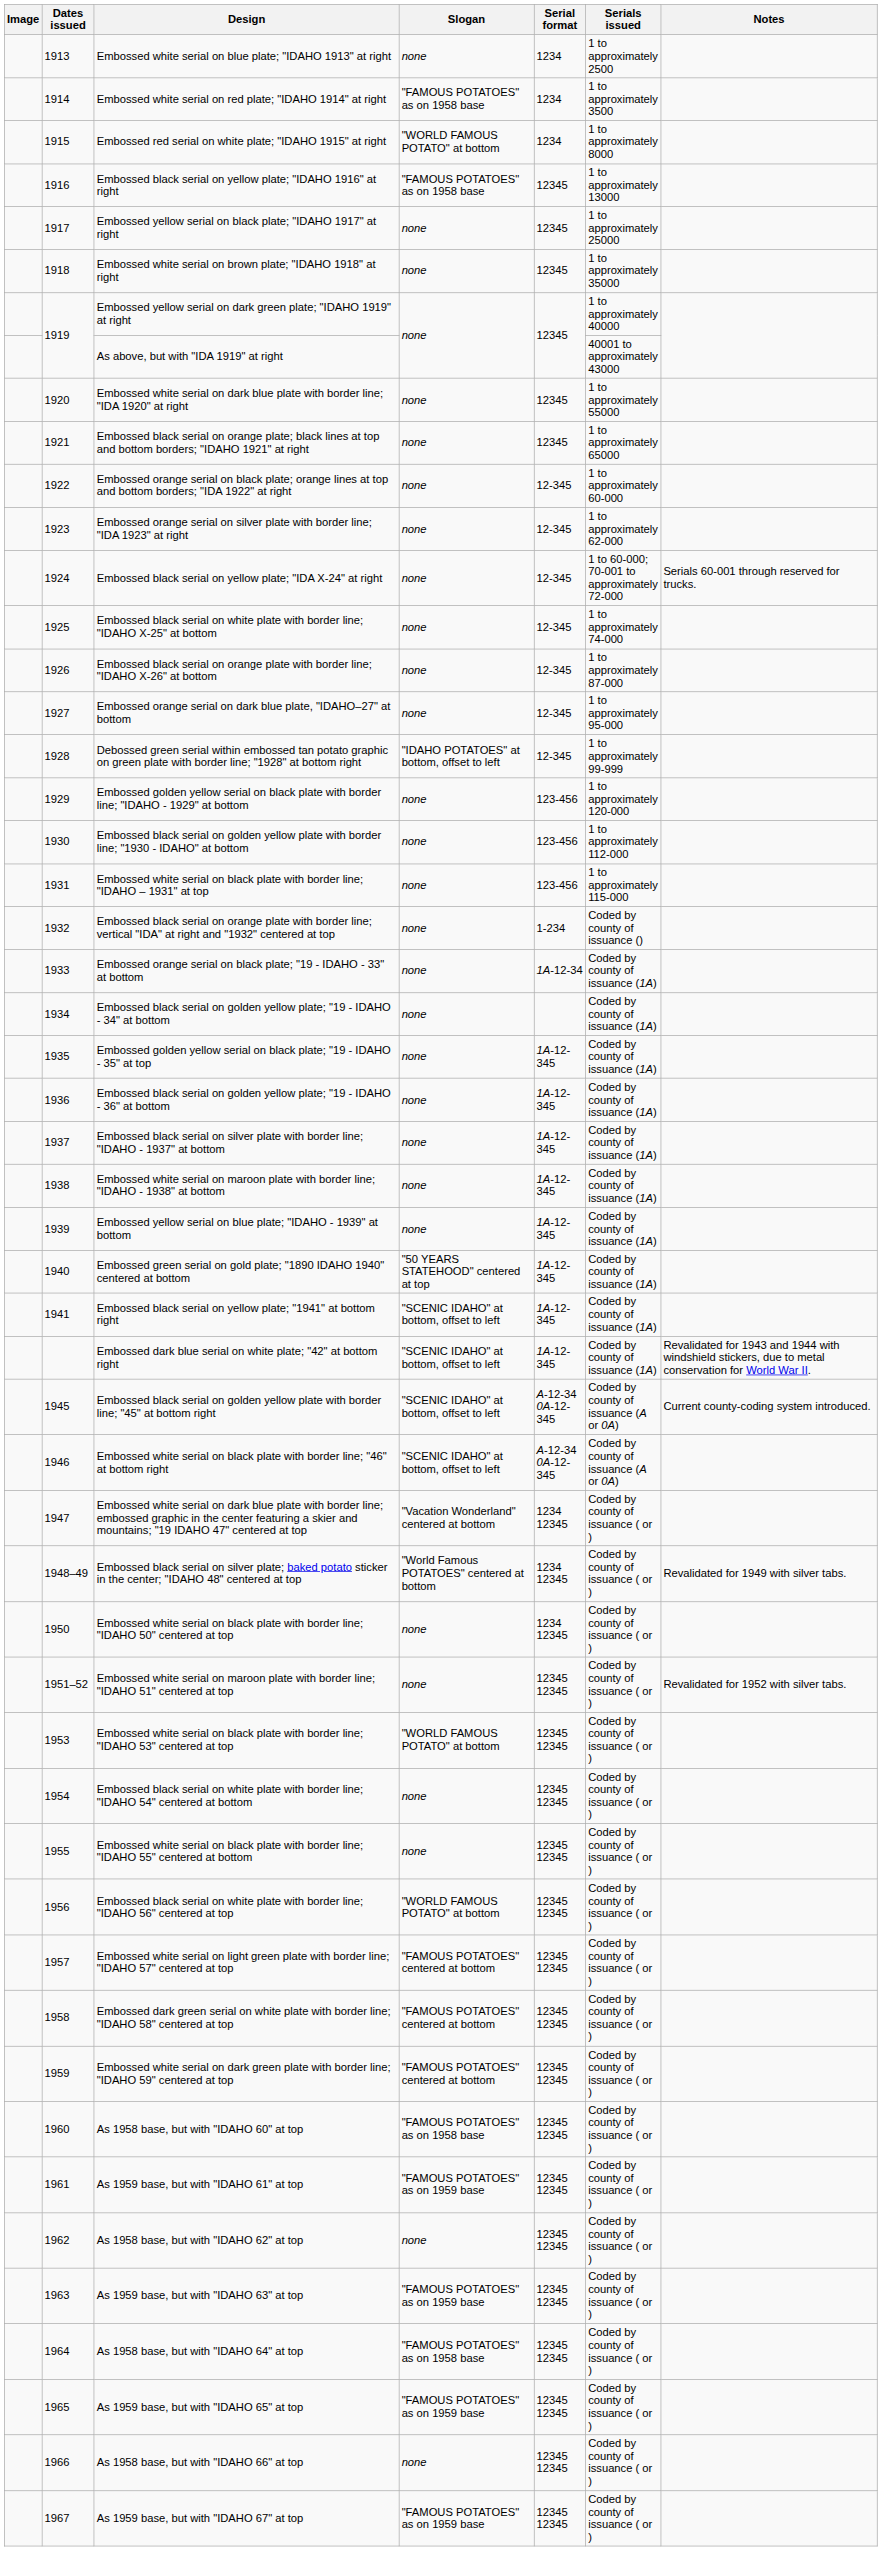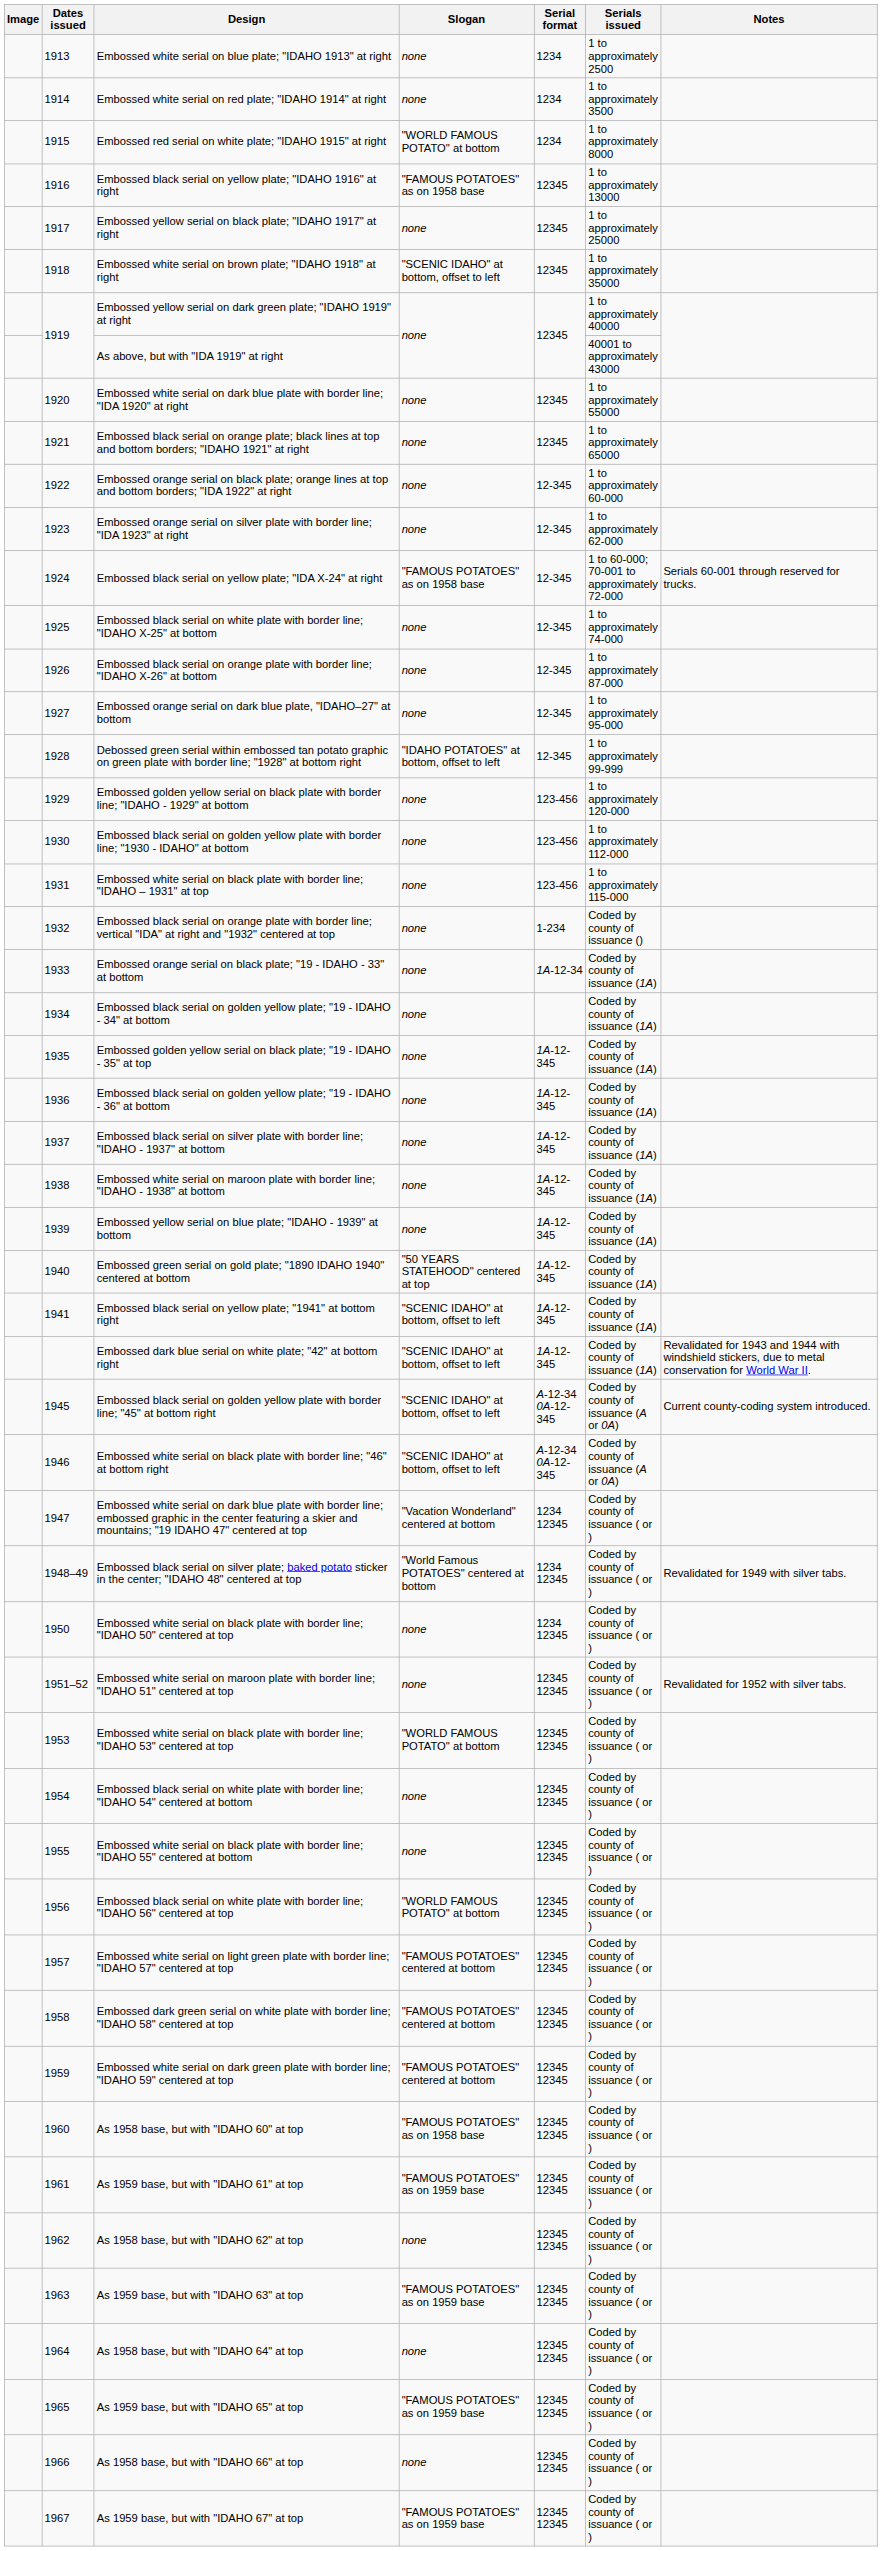(460, 99) "FAMOUS POTATOES" as on 1958 base -> (414, 99) none
(414, 271) none -> (452, 271) "SCENIC IDAHO" at bottom, offset to left
(414, 578) none -> (460, 578) "FAMOUS POTATOES" as on 1958 base
(460, 2351) "FAMOUS POTATOES" as on 1958 base -> (414, 2351) none
